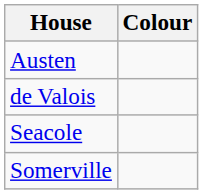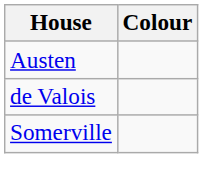- row: (46, 133)
